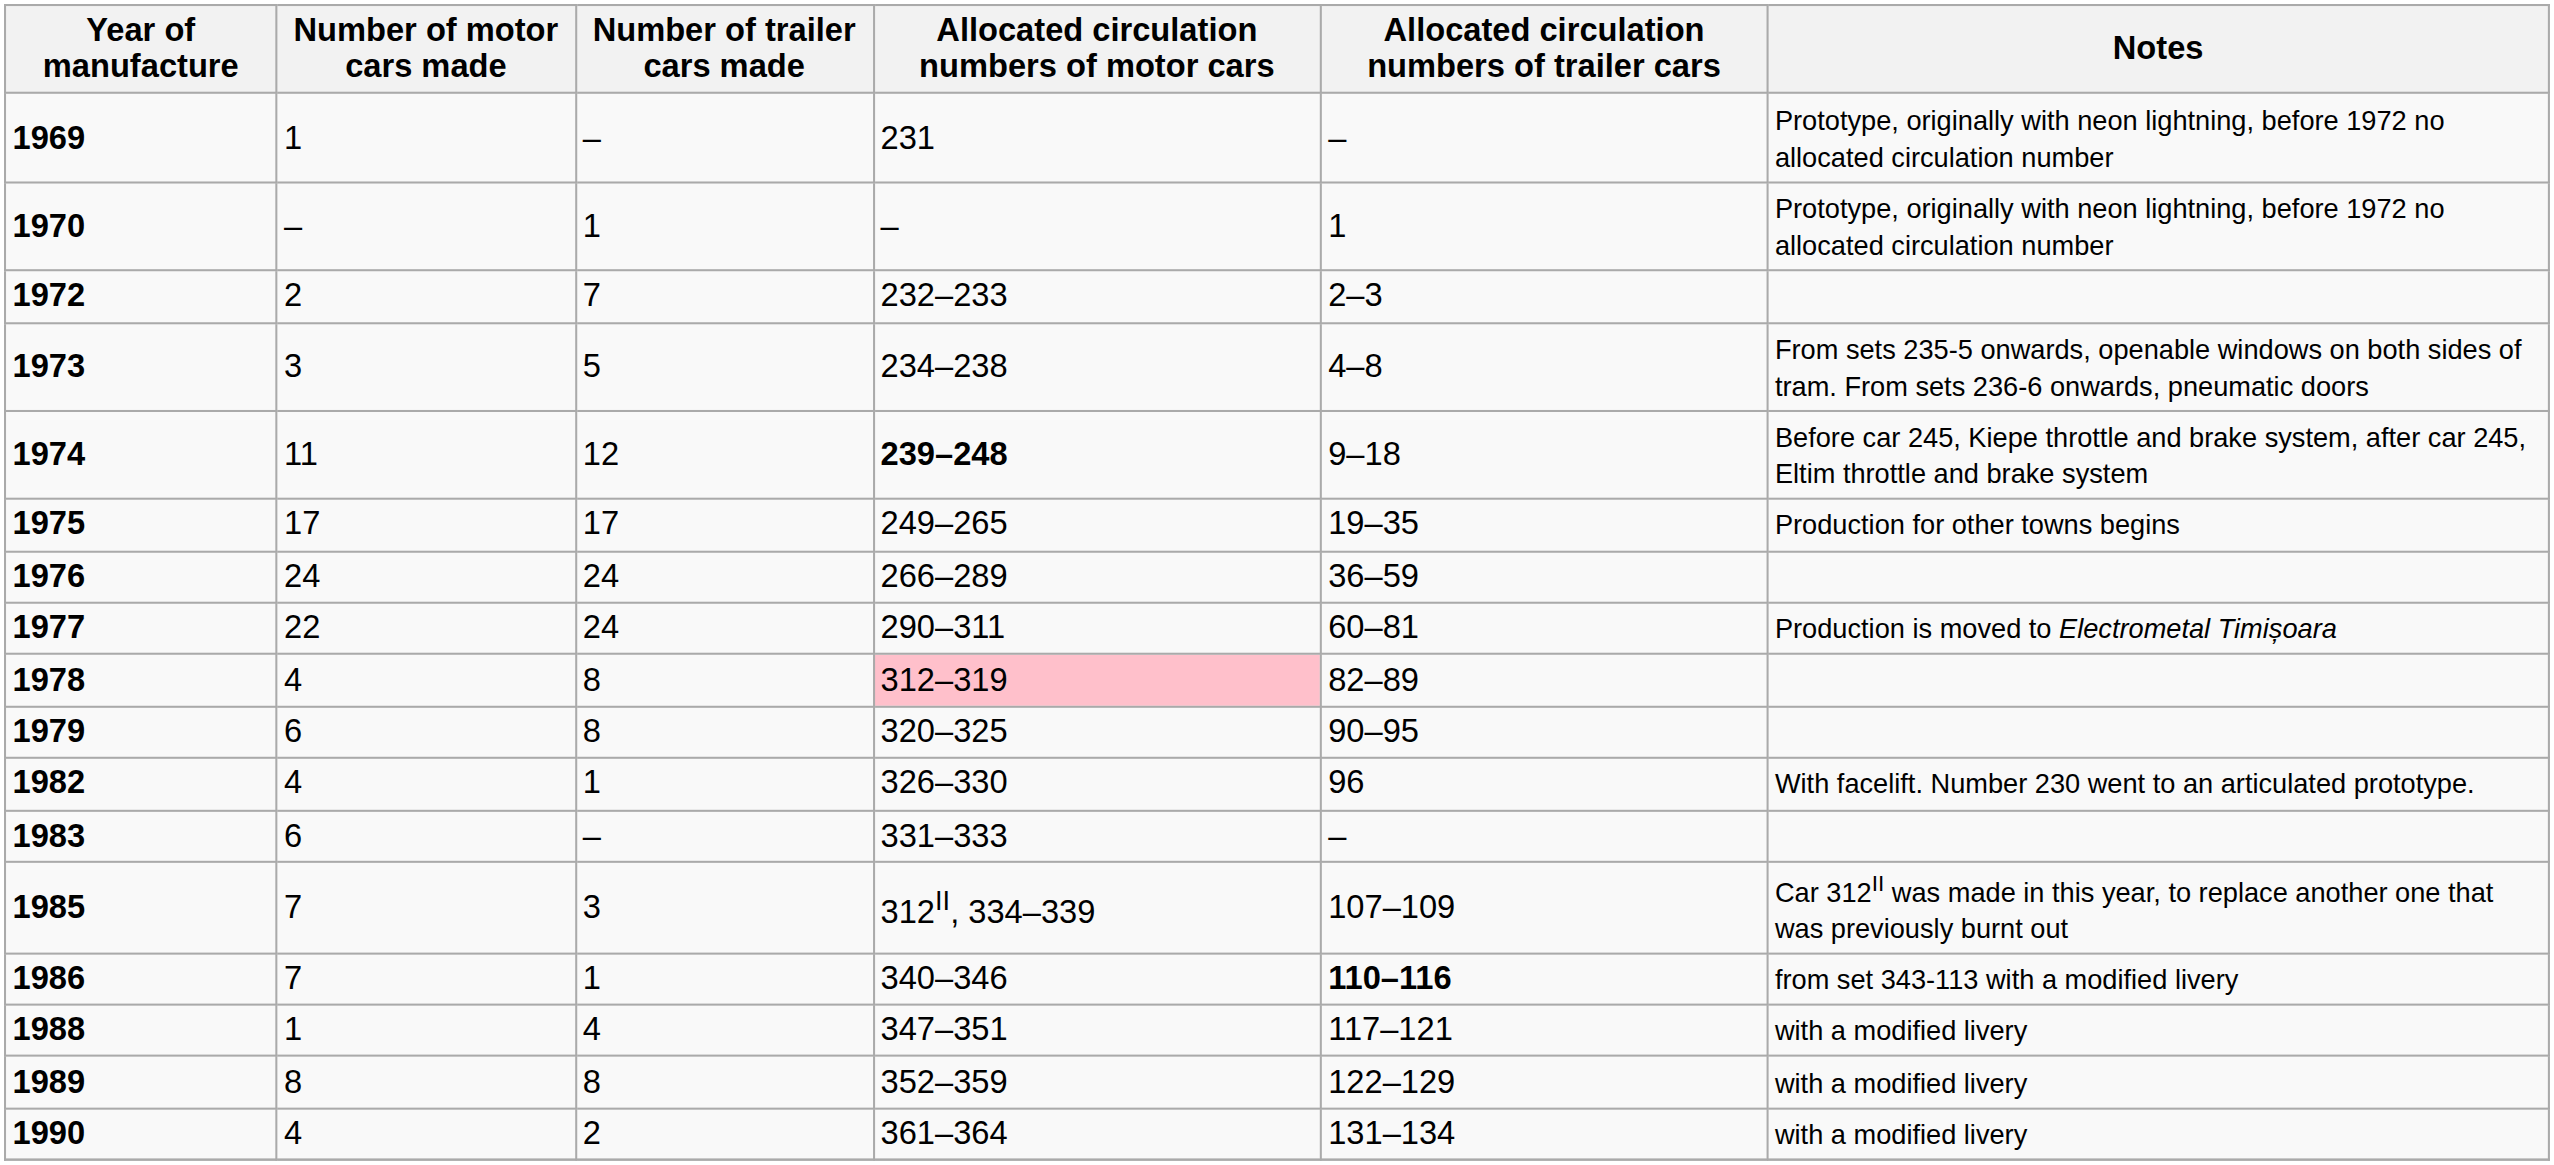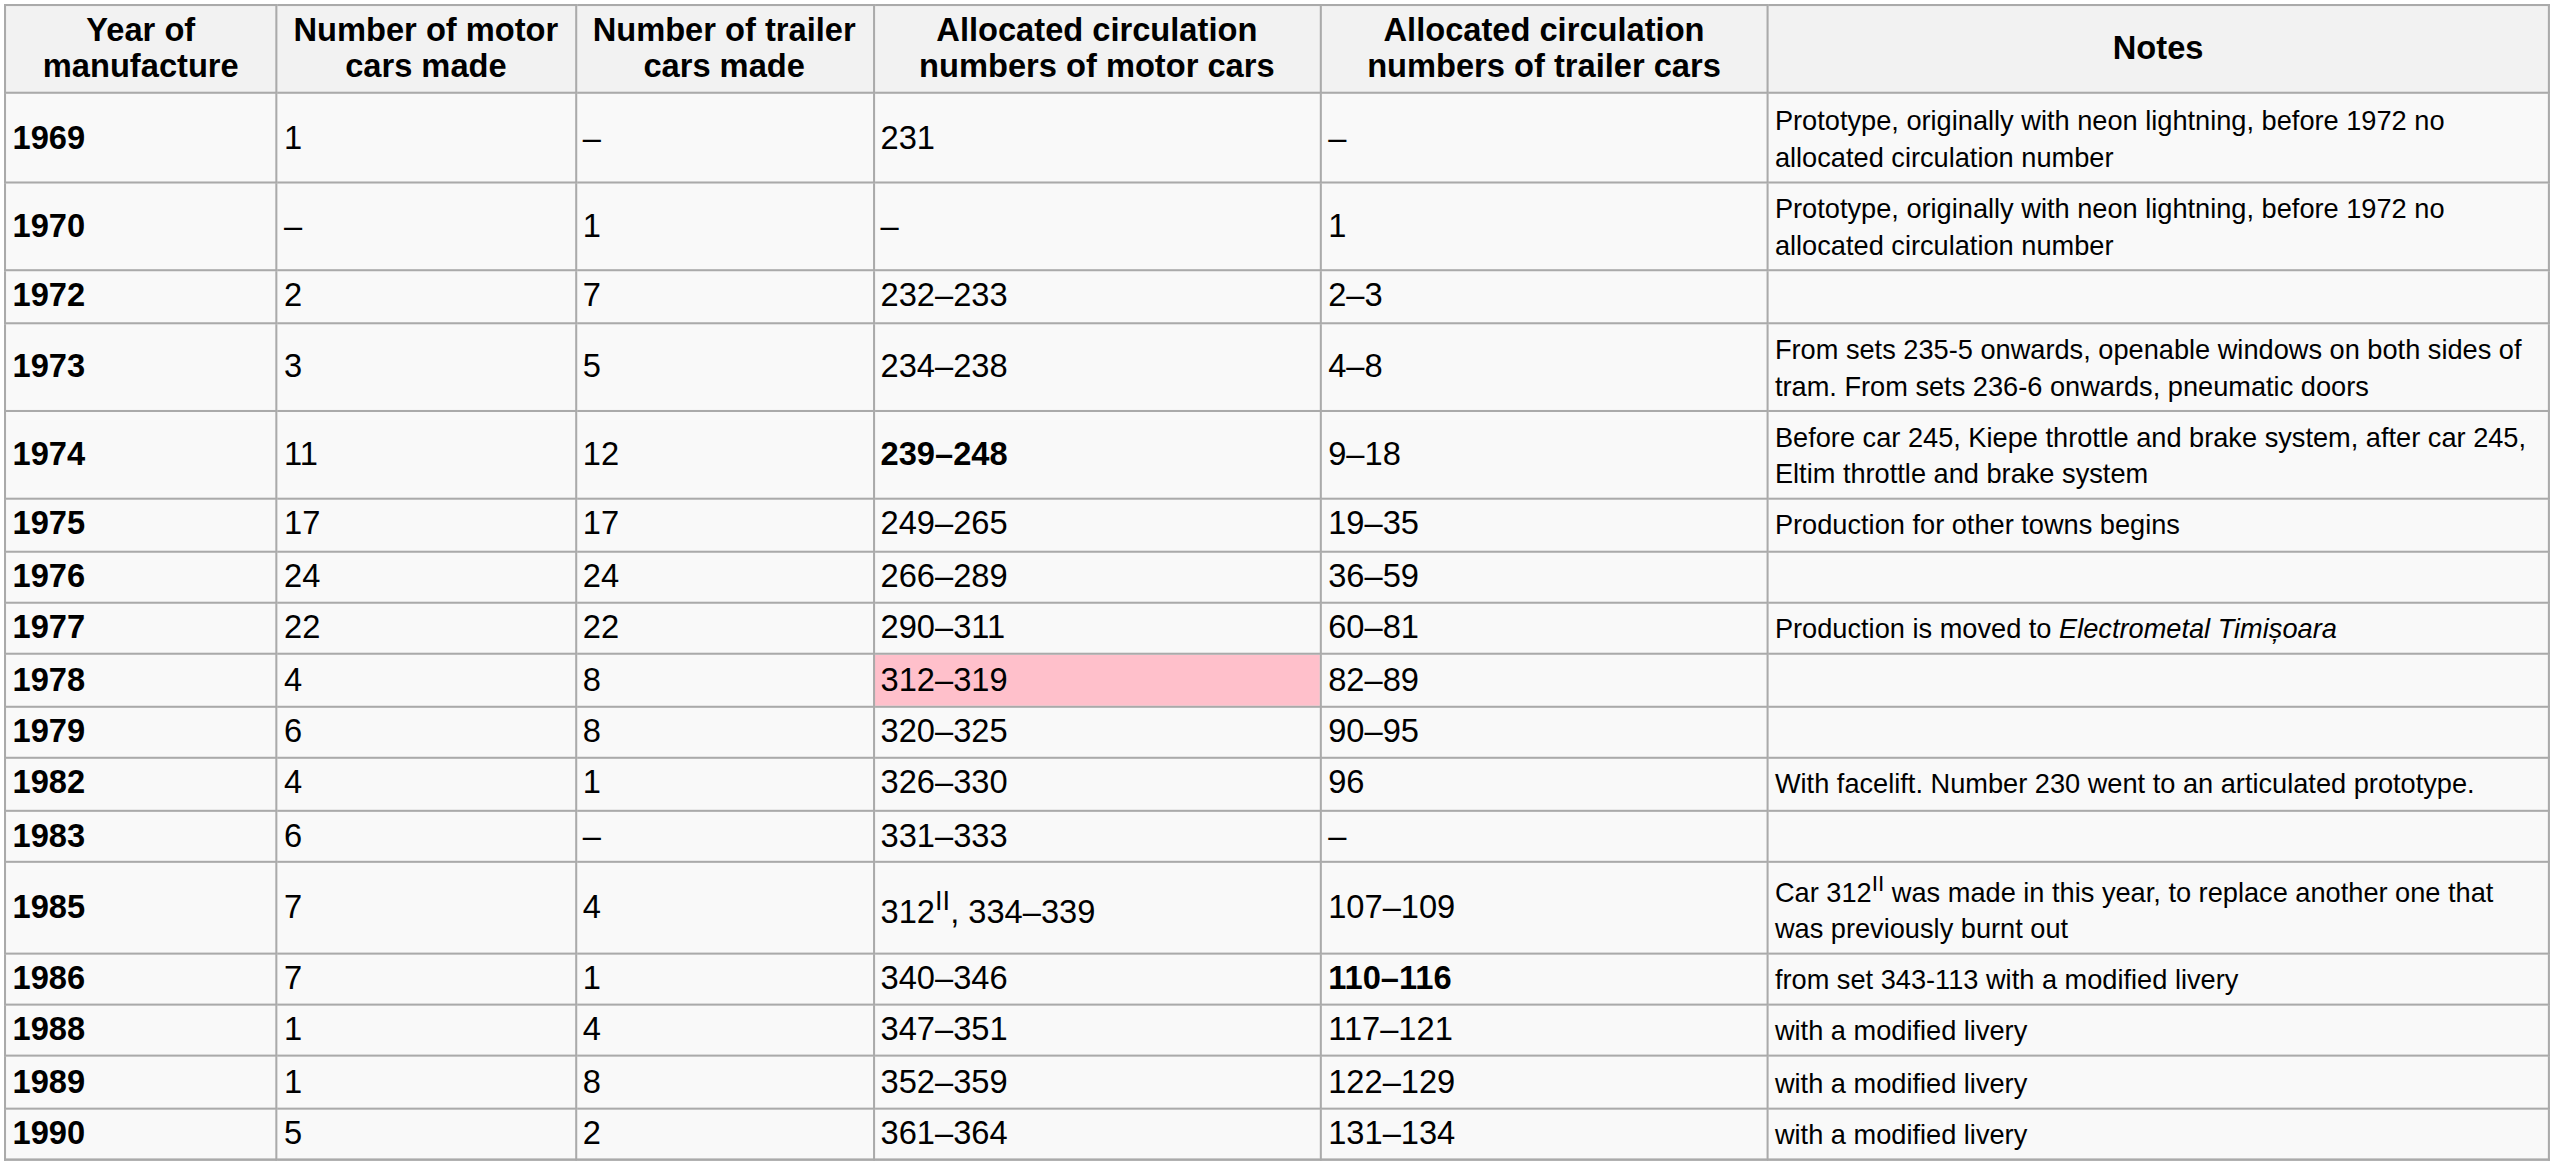(601, 628) 24 -> (601, 628) 22
(592, 906) 3 -> (592, 906) 4
(293, 1081) 8 -> (293, 1081) 1
(293, 1133) 4 -> (293, 1133) 5
